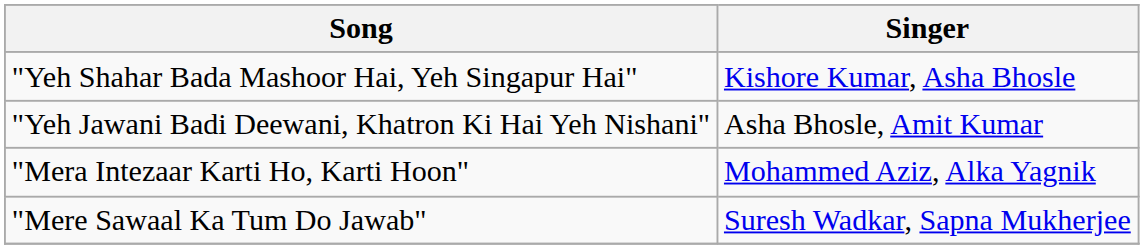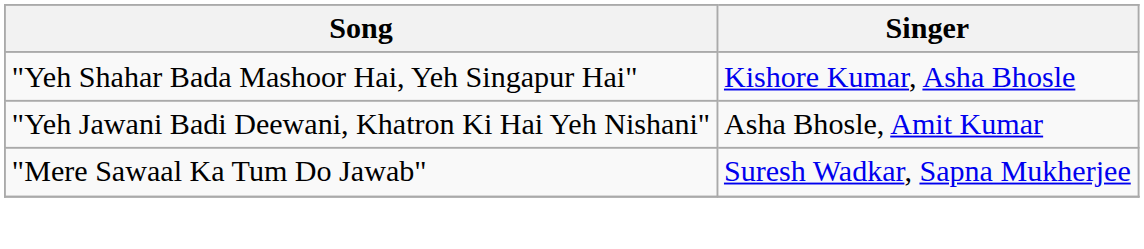- row: (240, 171)
